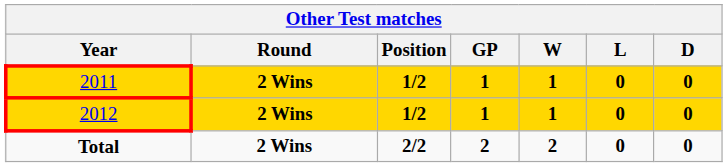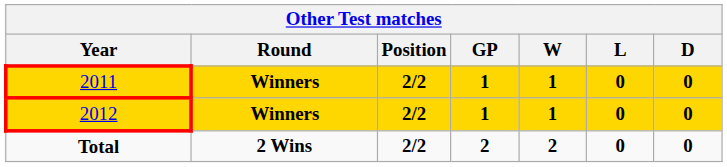(285, 81) 2 Wins -> (285, 81) Winners
(414, 81) 1/2 -> (414, 81) 2/2
(285, 114) 2 Wins -> (285, 114) Winners
(414, 114) 1/2 -> (414, 114) 2/2
